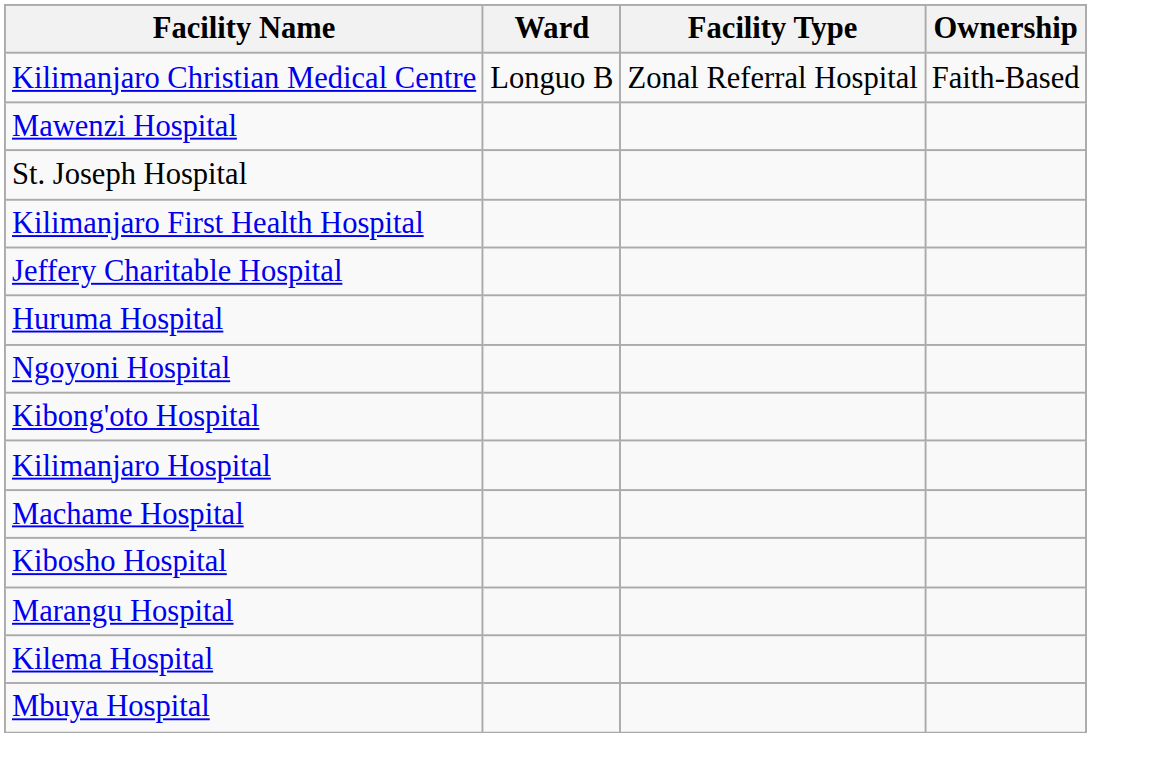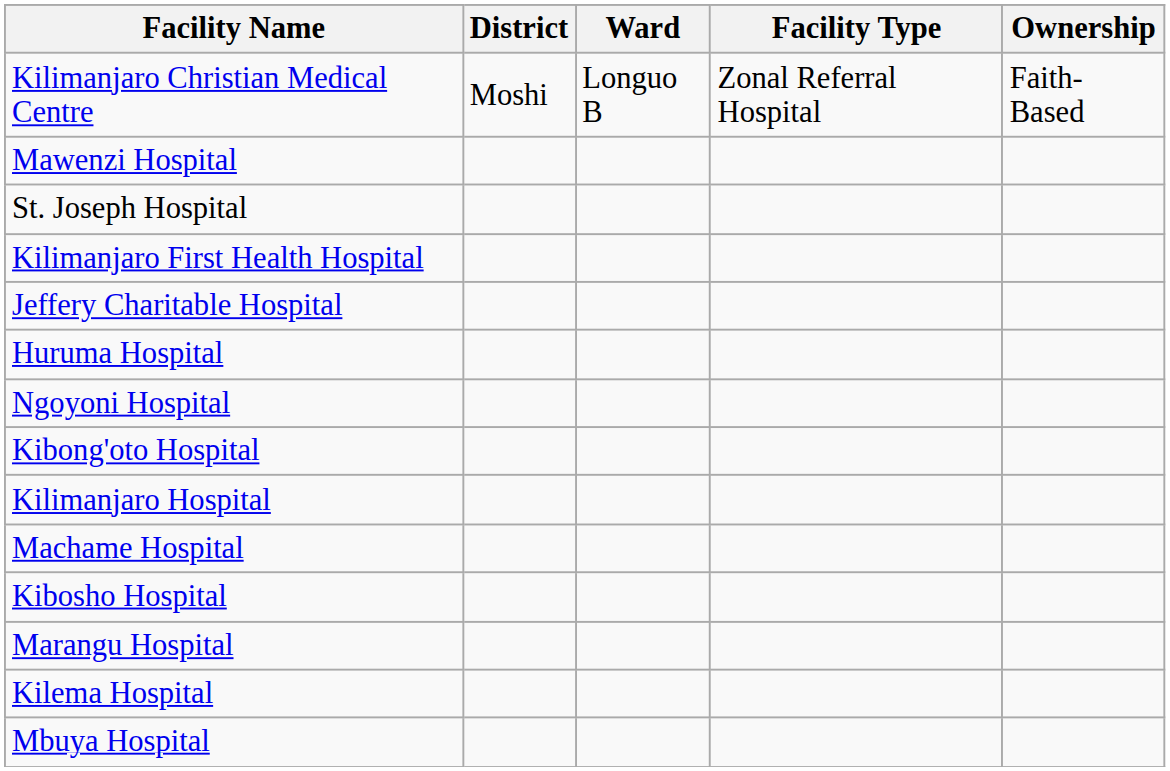+ column: (519, 28)
